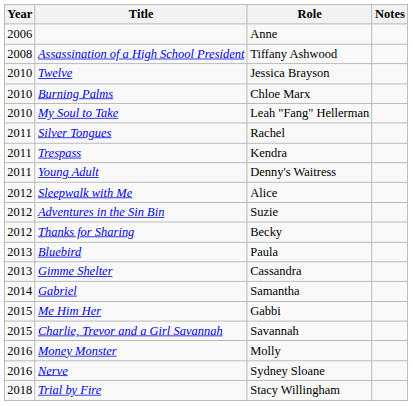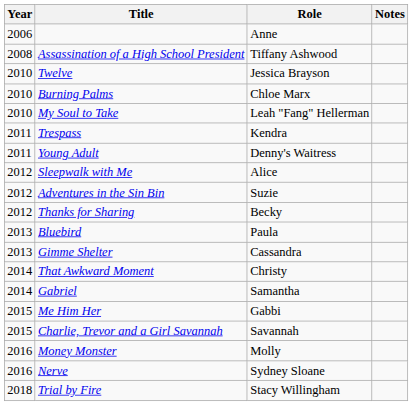- row: (75, 133)
+ row: (96, 271)
